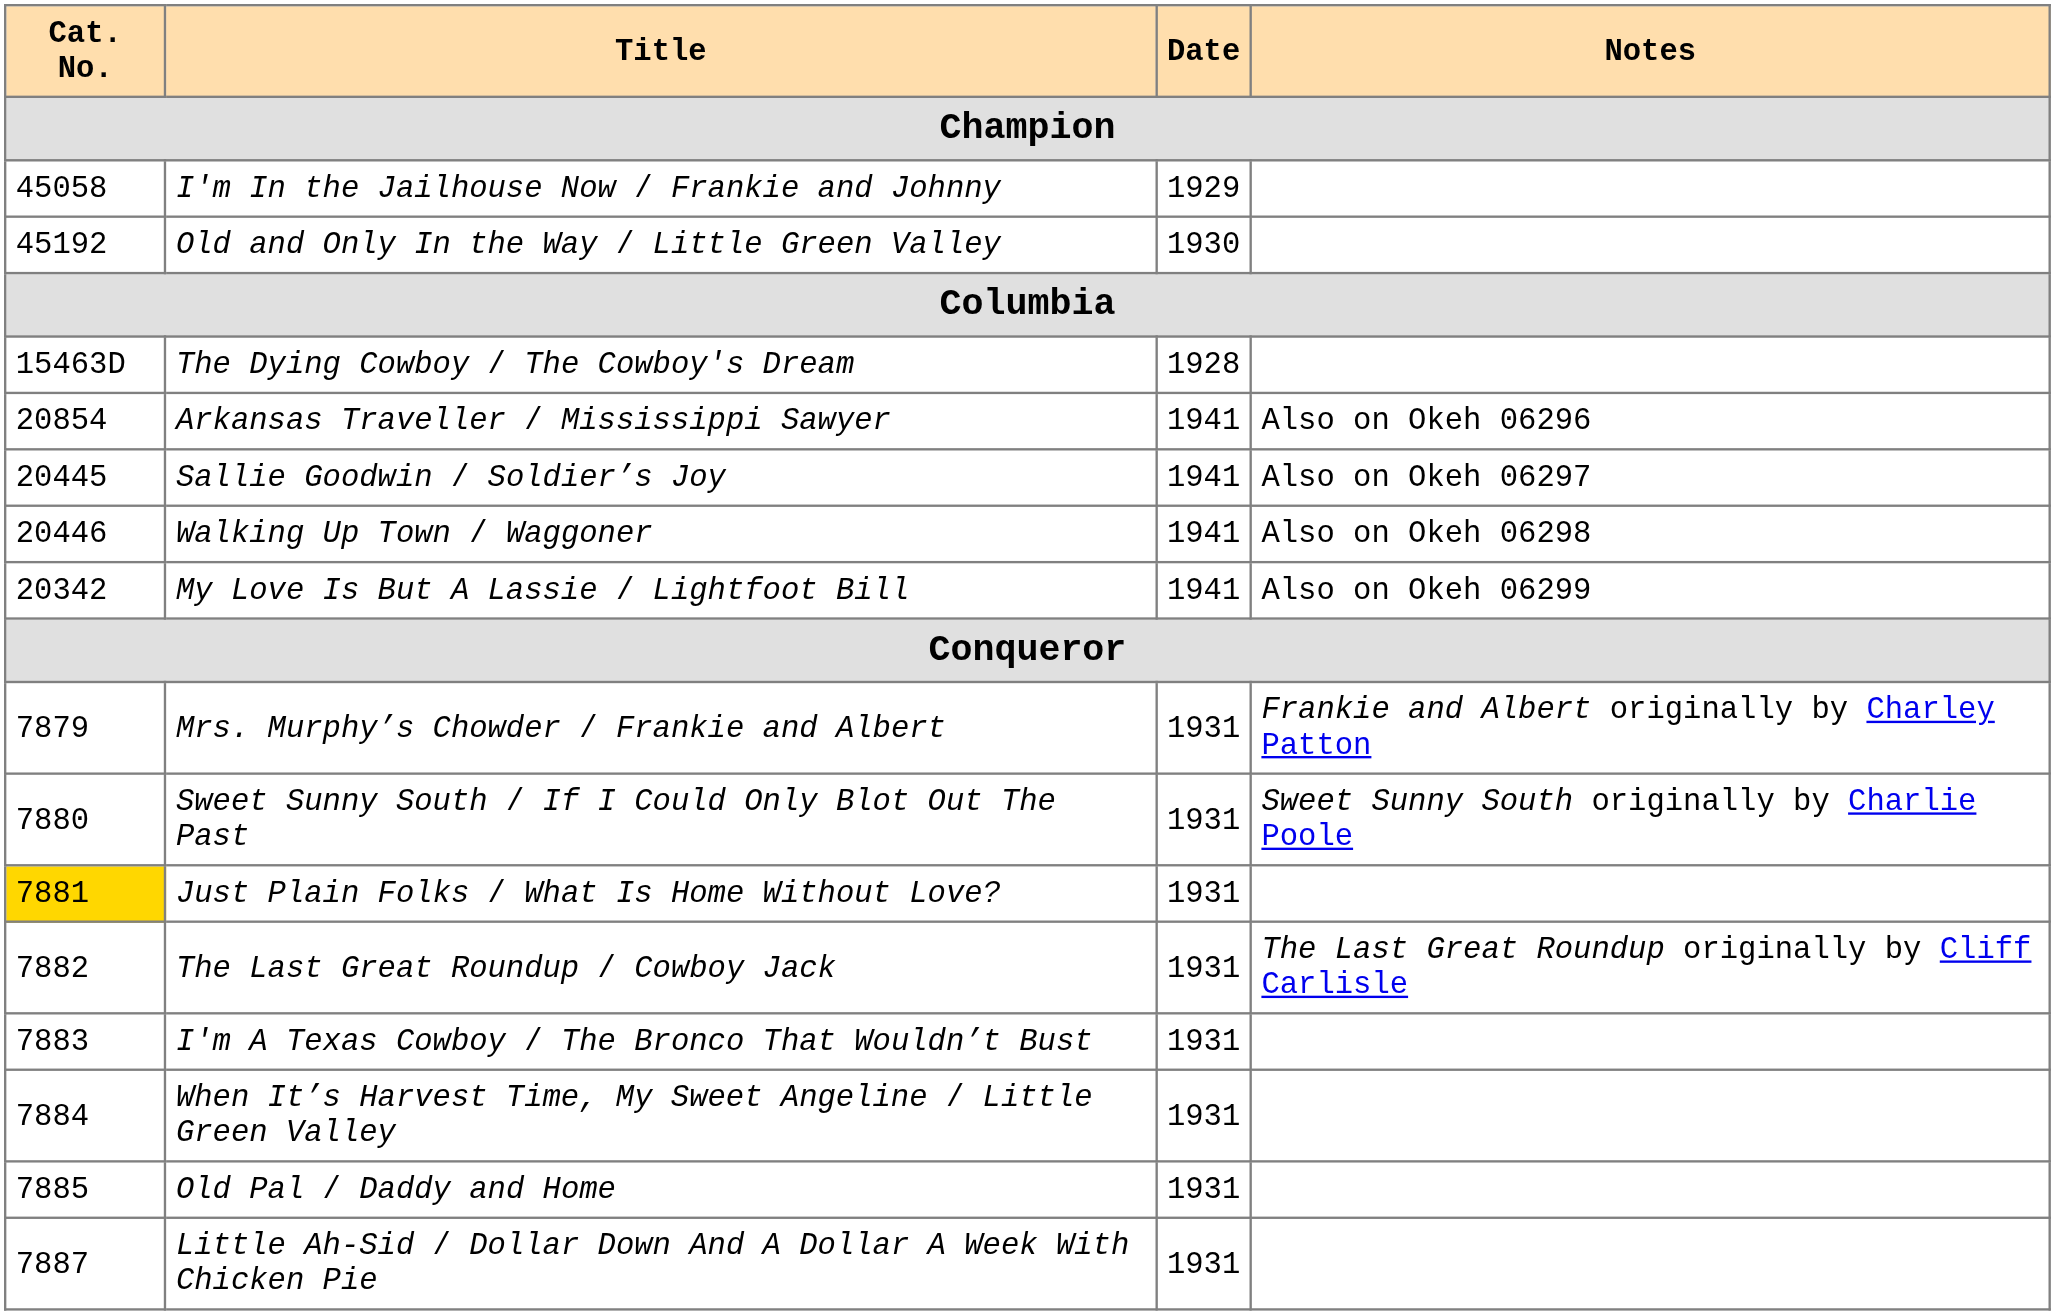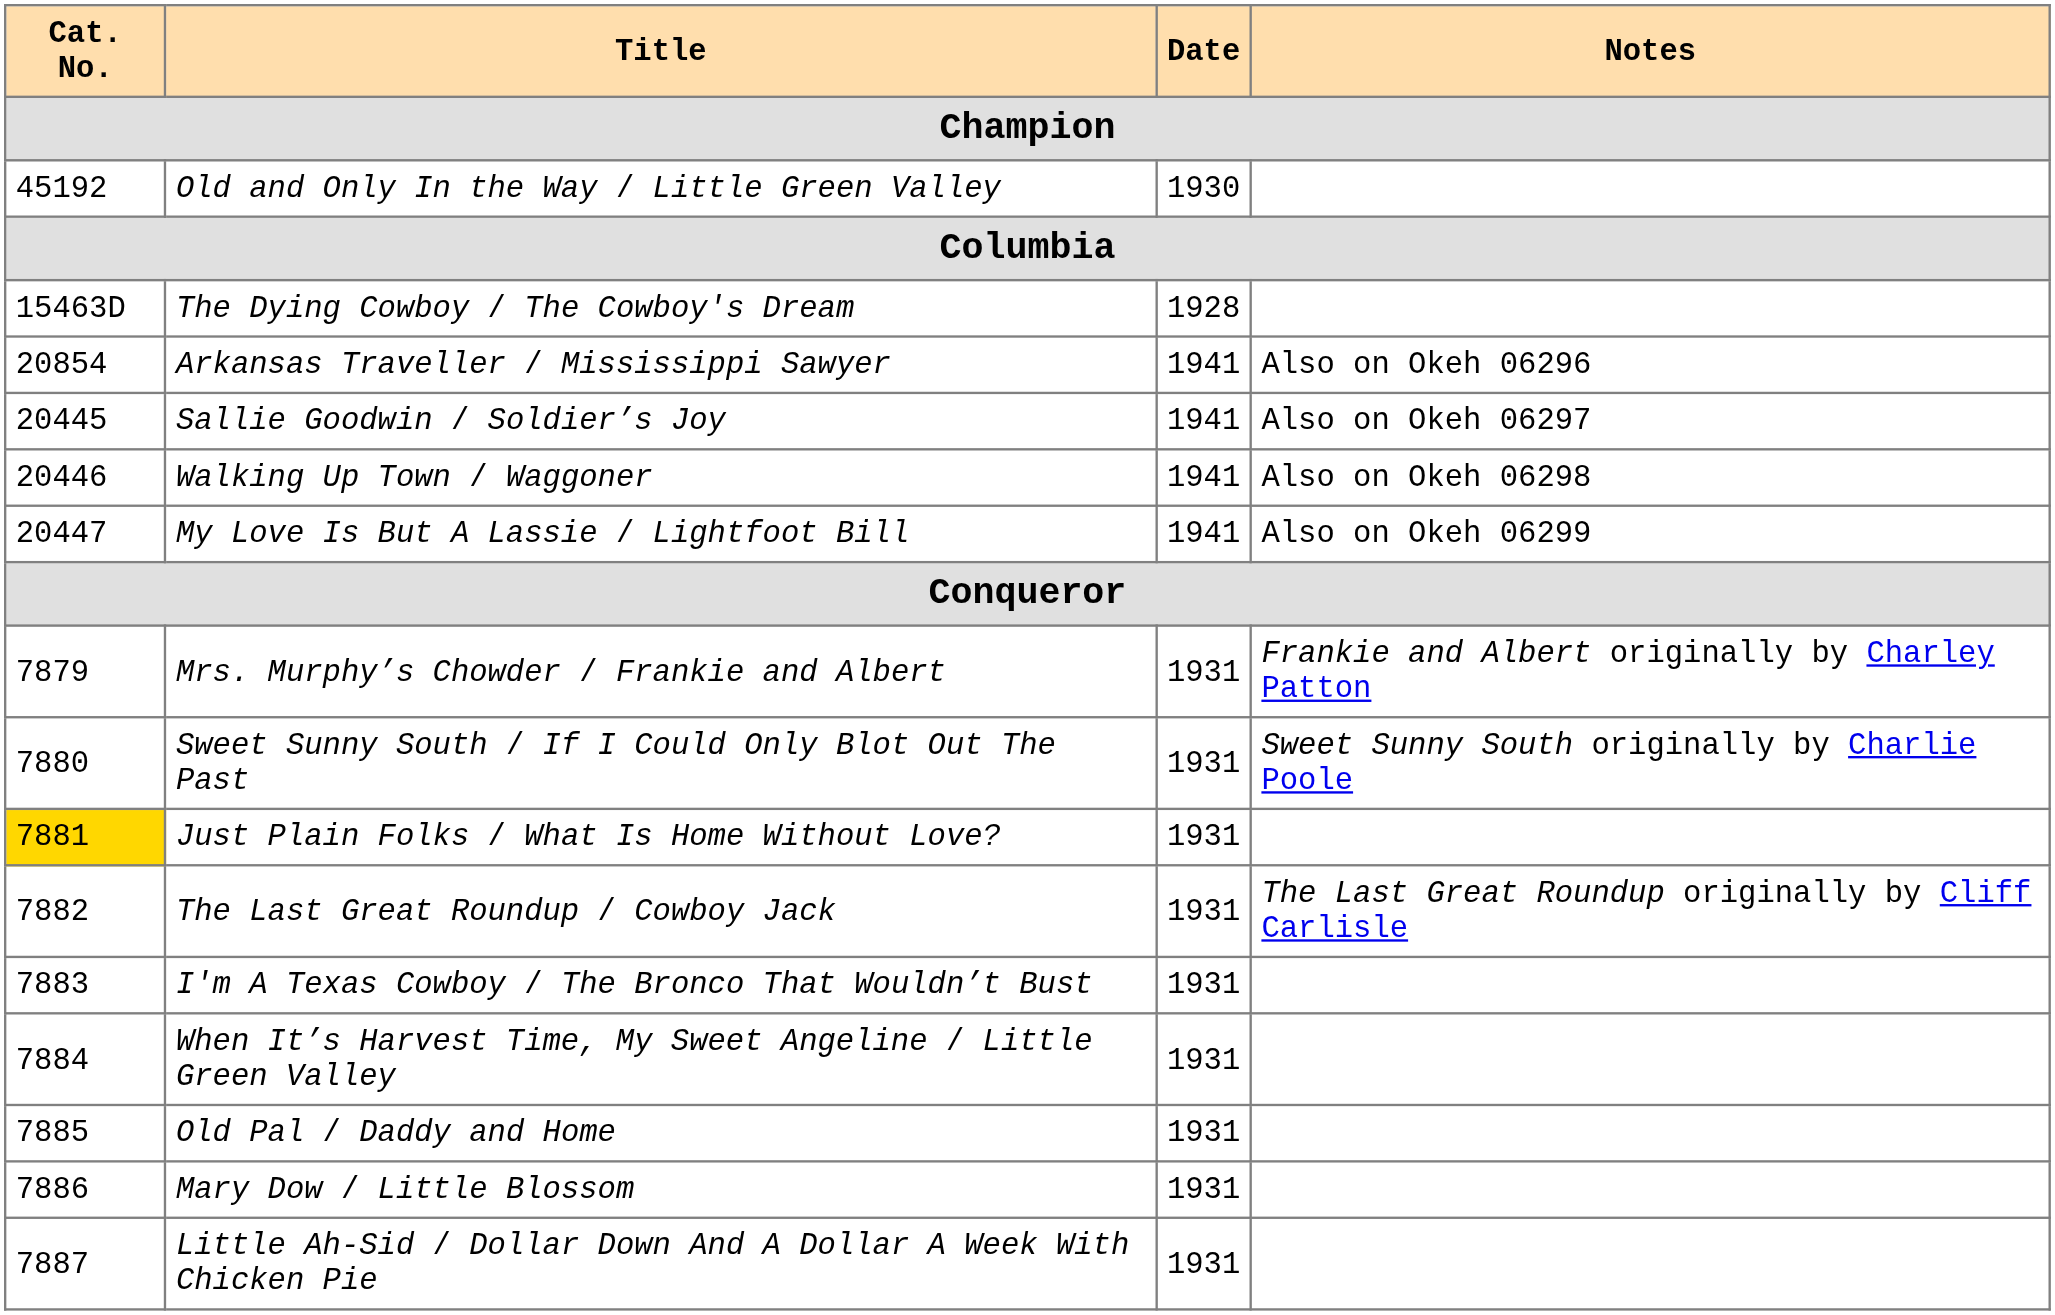- row: (588, 188)
(62, 590) 20342 -> (62, 534) 20447
+ row: (405, 1190)
